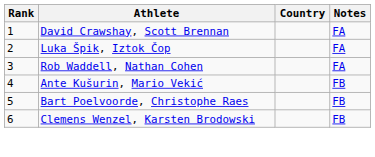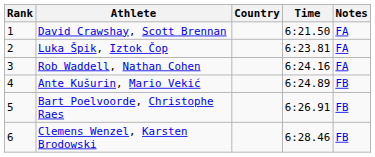+ column: (308, 13)
